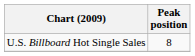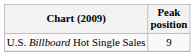(169, 42) 8 -> (169, 42) 9
